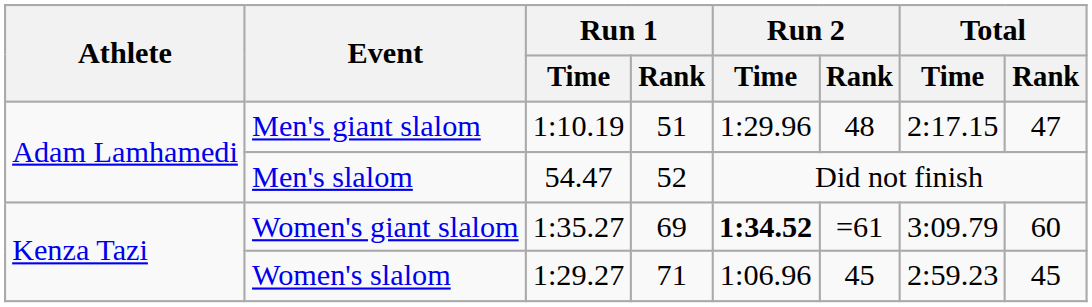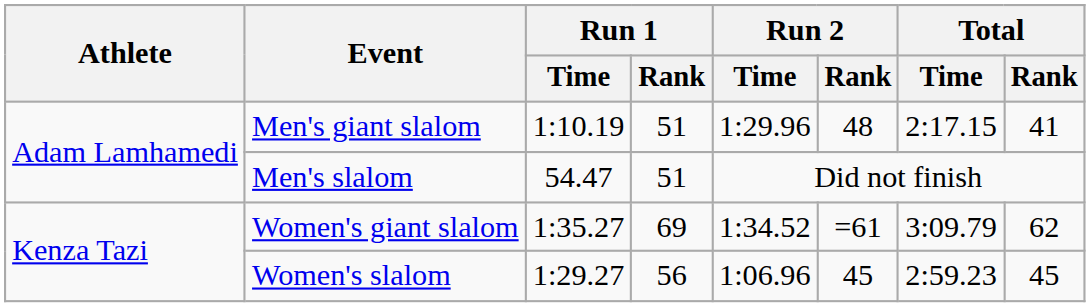(1046, 126) 47 -> (1044, 126) 41
(672, 176) 52 -> (672, 176) 51
(766, 226) bold -> (765, 226) normal
(1046, 226) 60 -> (1044, 226) 62
(672, 276) 71 -> (672, 276) 56
